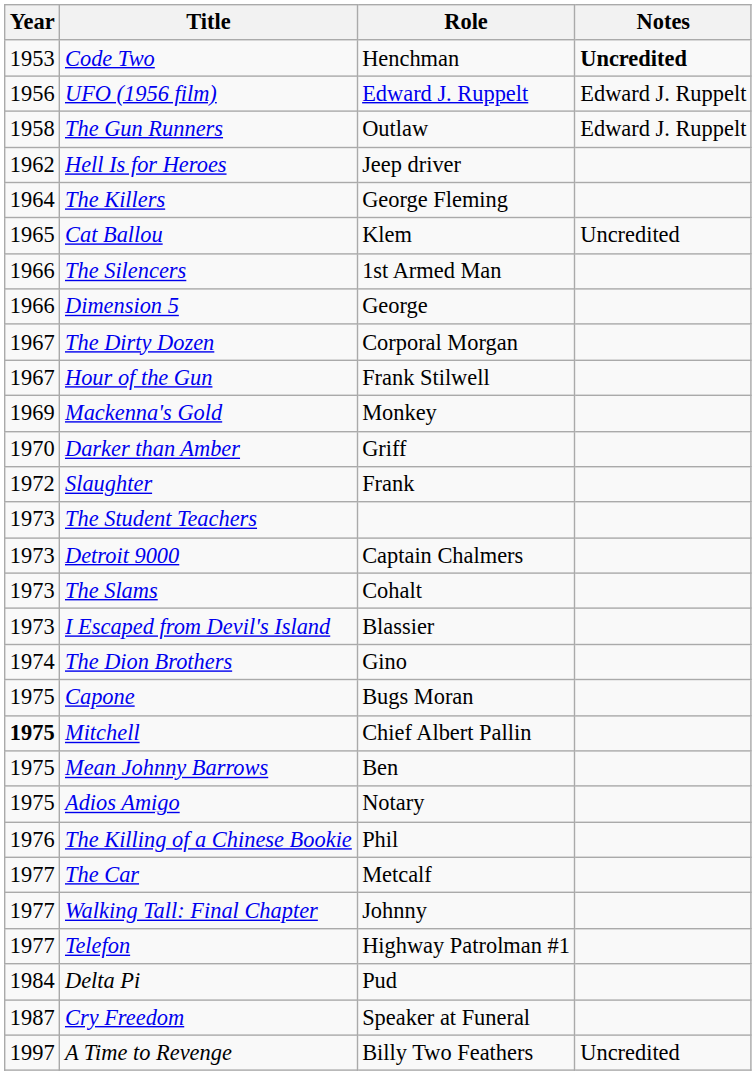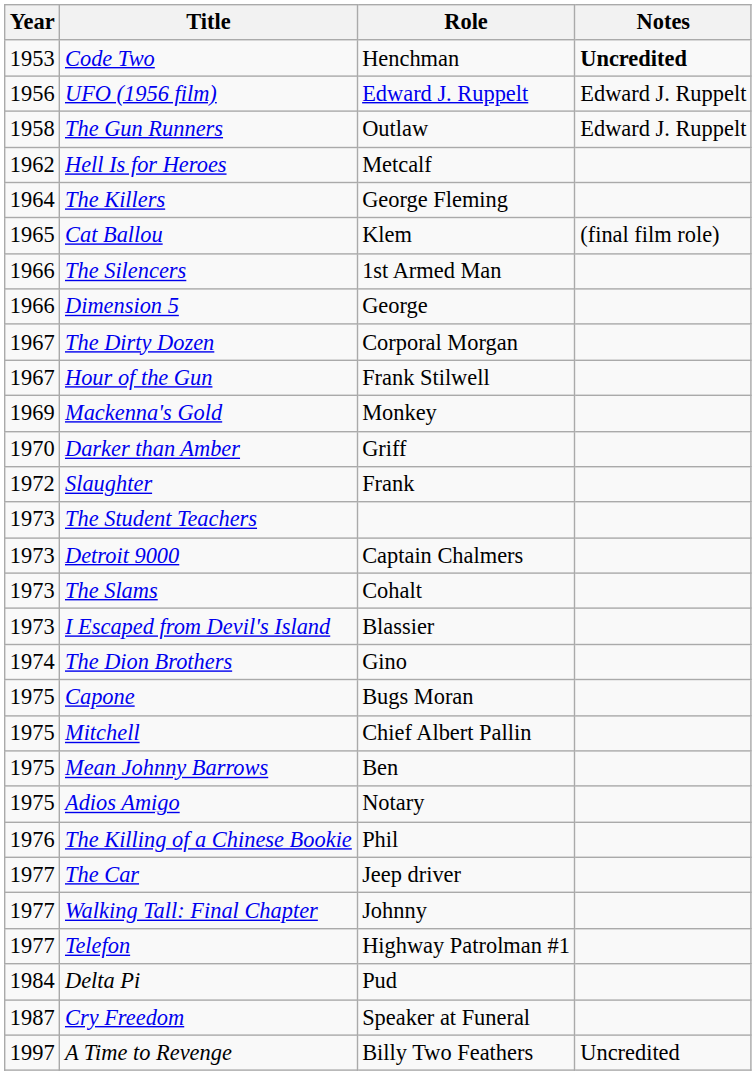(412, 164) Jeep driver -> (397, 164) Metcalf
(630, 235) Uncredited -> (650, 235) (final film role)
(32, 732) bold -> (32, 732) normal
(397, 874) Metcalf -> (412, 874) Jeep driver
